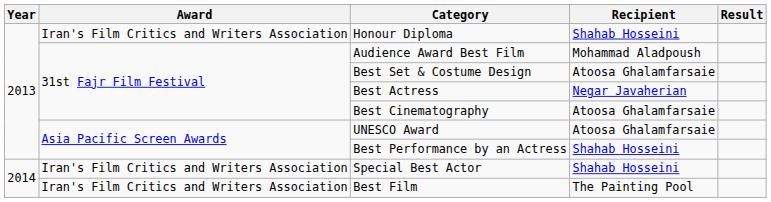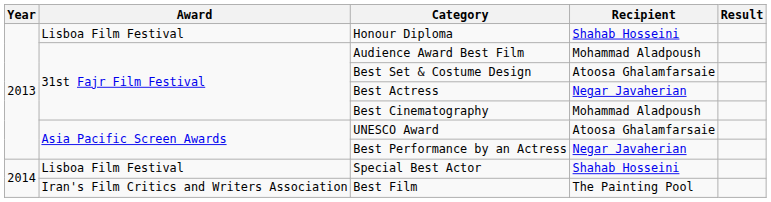(195, 33) Iran's Film Critics and Writers Association -> (113, 33) Lisboa Film Festival
(644, 110) Atoosa Ghalamfarsaie -> (637, 110) Mohammad Aladpoush
(626, 149) Shahab Hosseini -> (630, 149) Negar Javaherian
(195, 168) Iran's Film Critics and Writers Association -> (113, 168) Lisboa Film Festival
